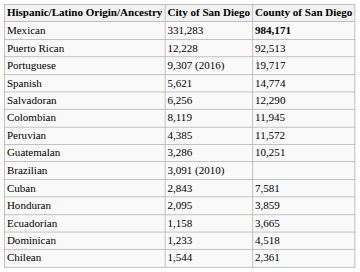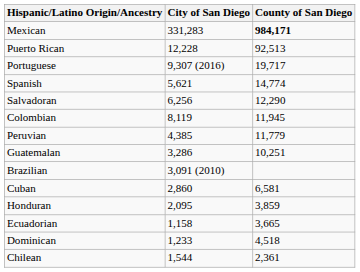(270, 135) 11,572 -> (270, 135) 11,779
(180, 188) 2,843 -> (180, 188) 2,860
(267, 188) 7,581 -> (267, 188) 6,581
